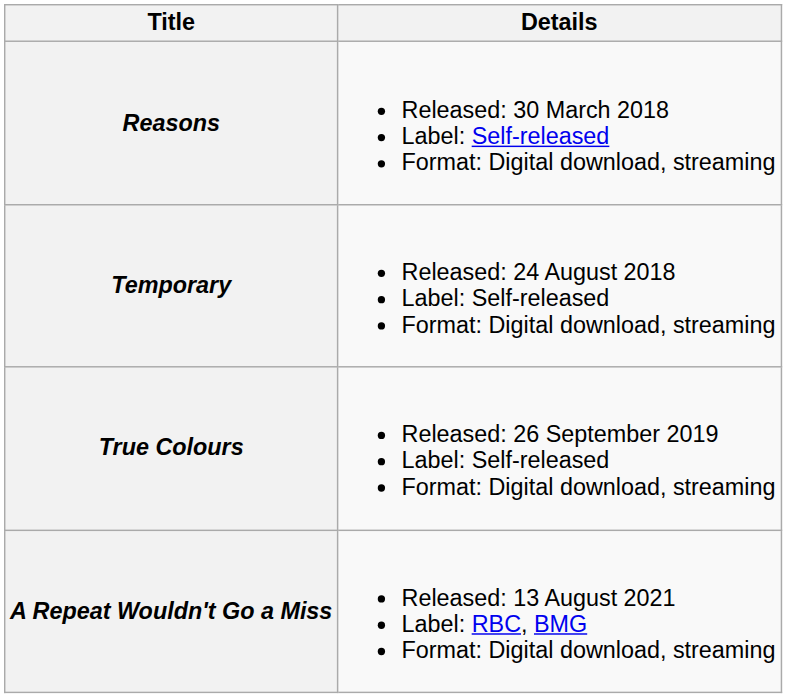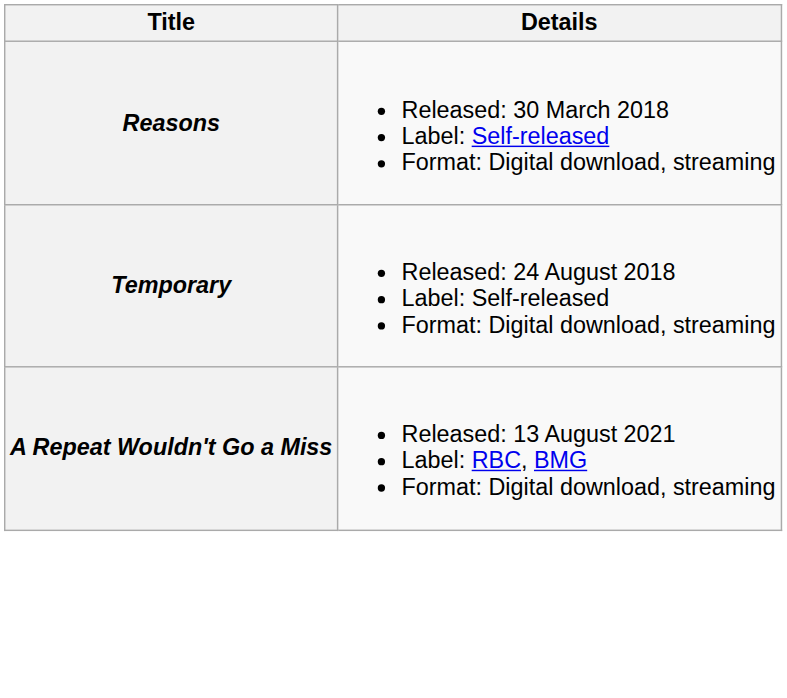- row: (171, 448)
